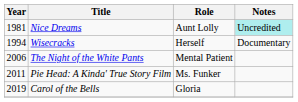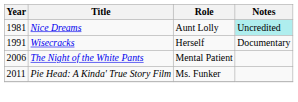(16, 43) 1994 -> (16, 43) 1991
- row: (65, 89)
